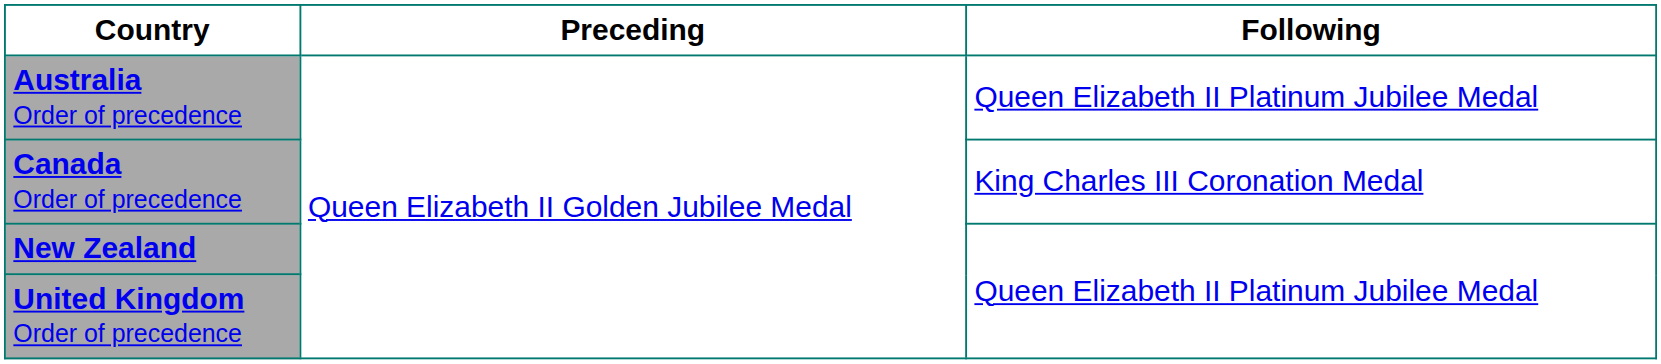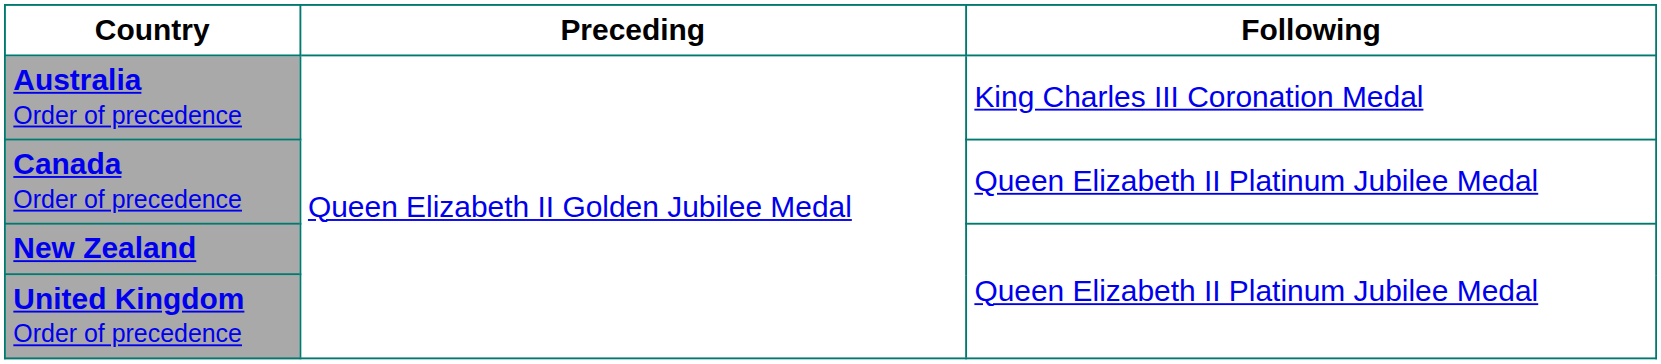(1256, 97) Queen Elizabeth II Platinum Jubilee Medal -> (1199, 97) King Charles III Coronation Medal
(1199, 181) King Charles III Coronation Medal -> (1256, 181) Queen Elizabeth II Platinum Jubilee Medal
